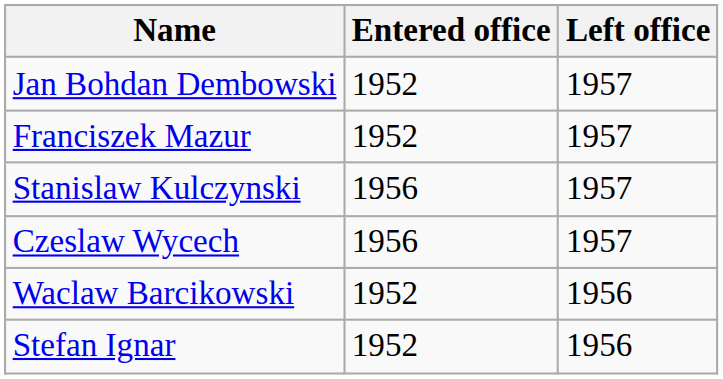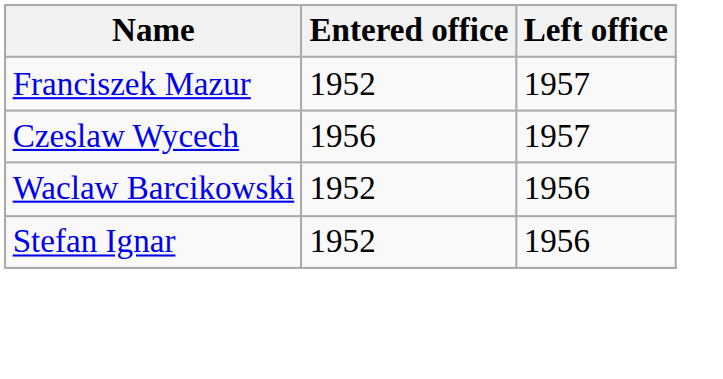- row: (175, 83)
- row: (157, 188)
